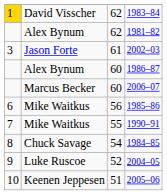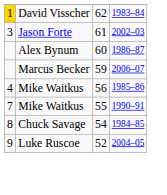- row: (143, 32)
(116, 87) 60 -> (101, 69) 59
(10, 106) 6 -> (10, 87) 4
- row: (143, 180)
